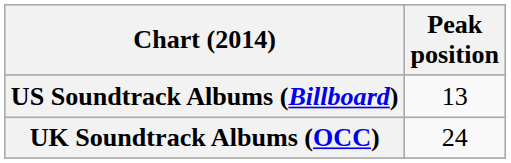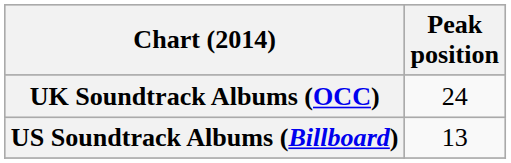rows swapped: (205, 137) <-> (205, 95)
